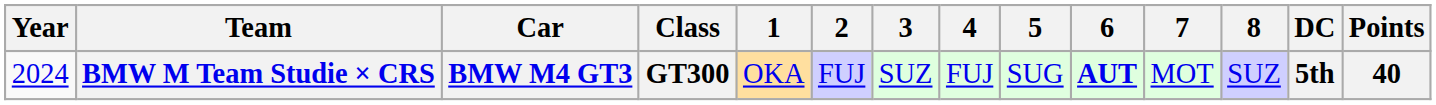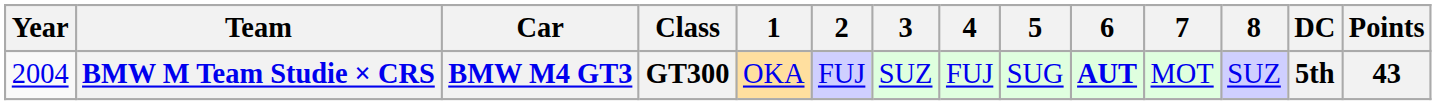(40, 74) 2024 -> (40, 74) 2004
(1387, 74) 40 -> (1387, 74) 43
